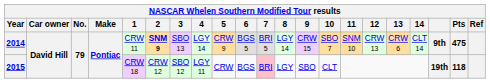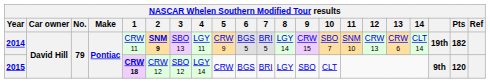(201, 43) LGY 14 -> (201, 43) LGY 11
(439, 43) 9th -> (439, 43) 19th
(459, 43) 475 -> (459, 43) 182
(134, 66) normal -> (134, 67) bold
(201, 66) LGY 11 -> (201, 66) LGY 14
(266, 67) pink background -> (266, 67) no background
(439, 67) 19th -> (439, 67) 9th
(459, 67) 118 -> (459, 67) 120
